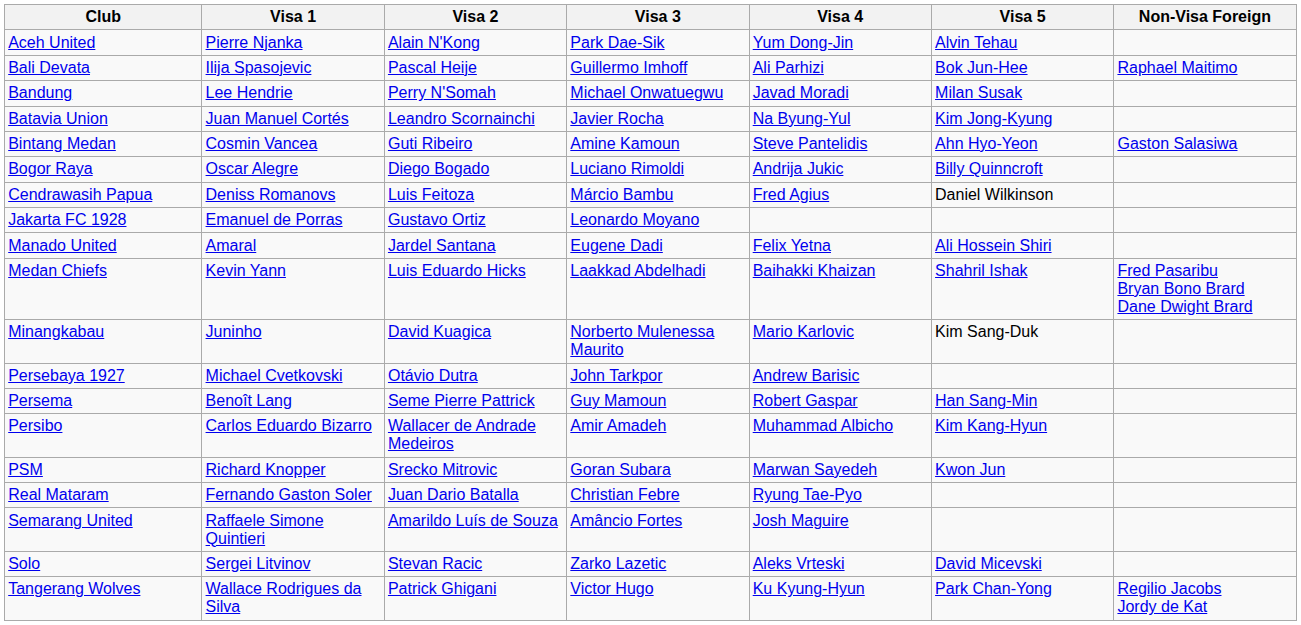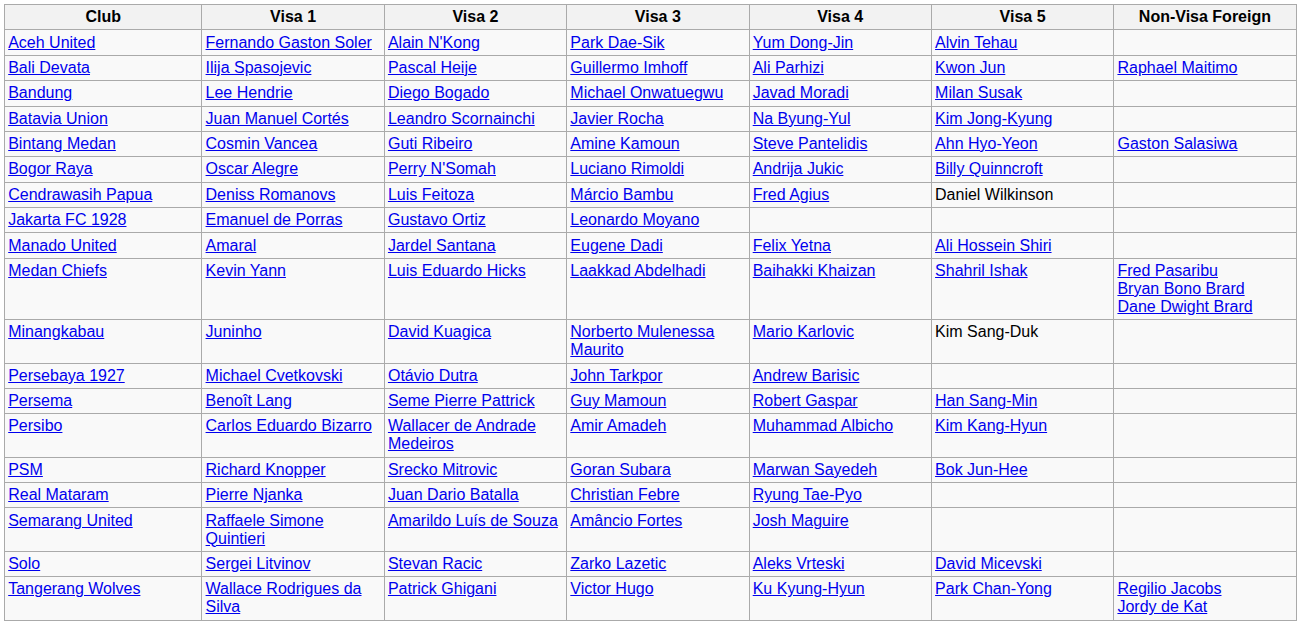(254, 42) Pierre Njanka -> (289, 42) Fernando Gaston Soler
(981, 67) Bok Jun-Hee -> (970, 67) Kwon Jun
(442, 93) Perry N'Somah -> (439, 93) Diego Bogado
(439, 169) Diego Bogado -> (442, 169) Perry N'Somah
(970, 469) Kwon Jun -> (981, 469) Bok Jun-Hee
(289, 495) Fernando Gaston Soler -> (254, 495) Pierre Njanka
